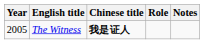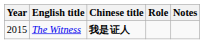(17, 29) 2005 -> (17, 29) 2015
